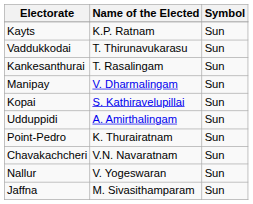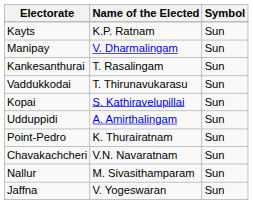rows swapped: (39, 48) <-> (28, 84)
(129, 173) V. Yogeswaran -> (143, 173) M. Sivasithamparam
(143, 191) M. Sivasithamparam -> (129, 191) V. Yogeswaran
